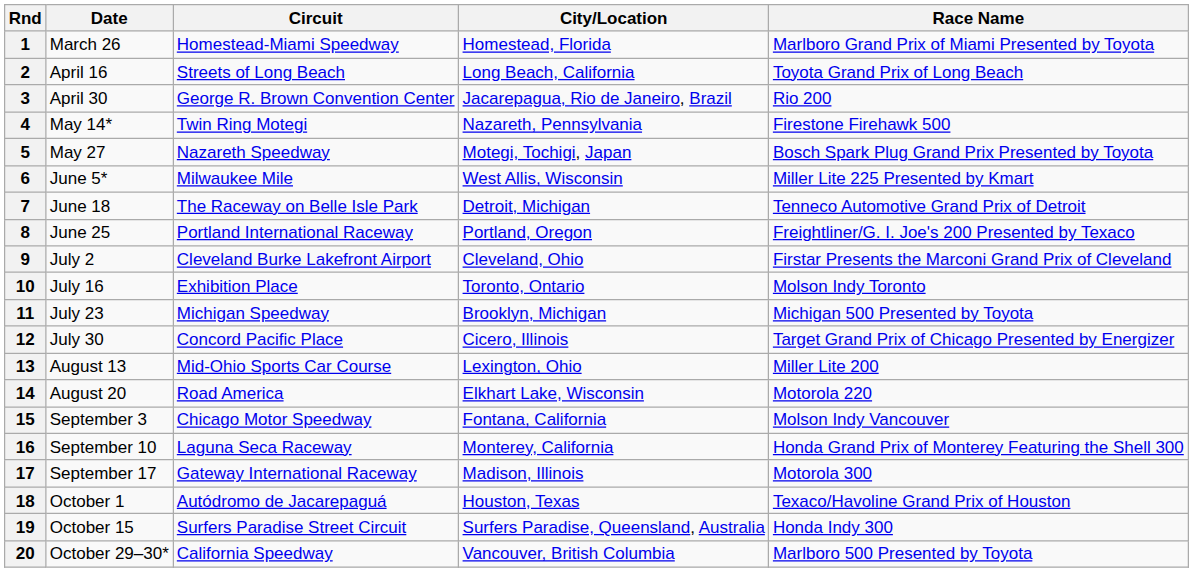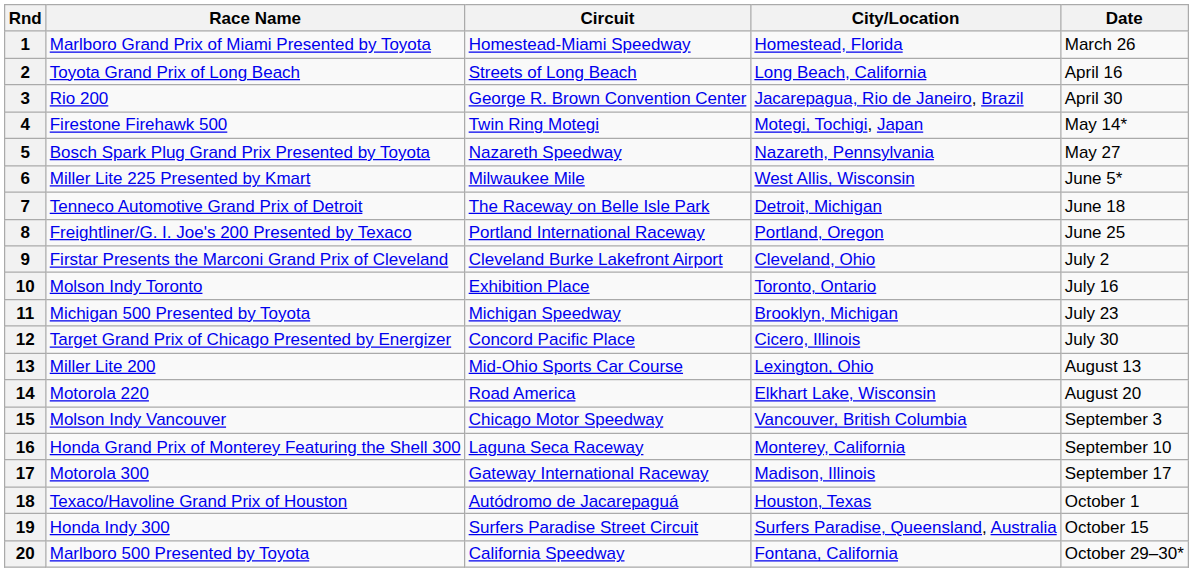columns swapped: (978, 18) <-> (109, 18)
(552, 125) Nazareth, Pennsylvania -> (839, 125) Motegi, Tochigi, Japan
(547, 152) Motegi, Tochigi, Japan -> (844, 152) Nazareth, Pennsylvania
(534, 420) Fontana, California -> (861, 420) Vancouver, British Columbia
(569, 554) Vancouver, British Columbia -> (826, 554) Fontana, California
